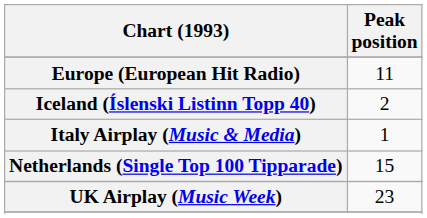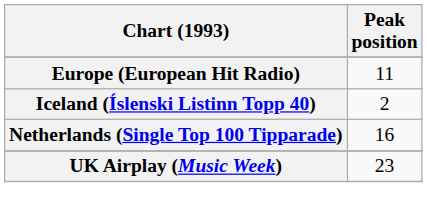- row: (176, 134)
(385, 165) 15 -> (385, 134) 16
